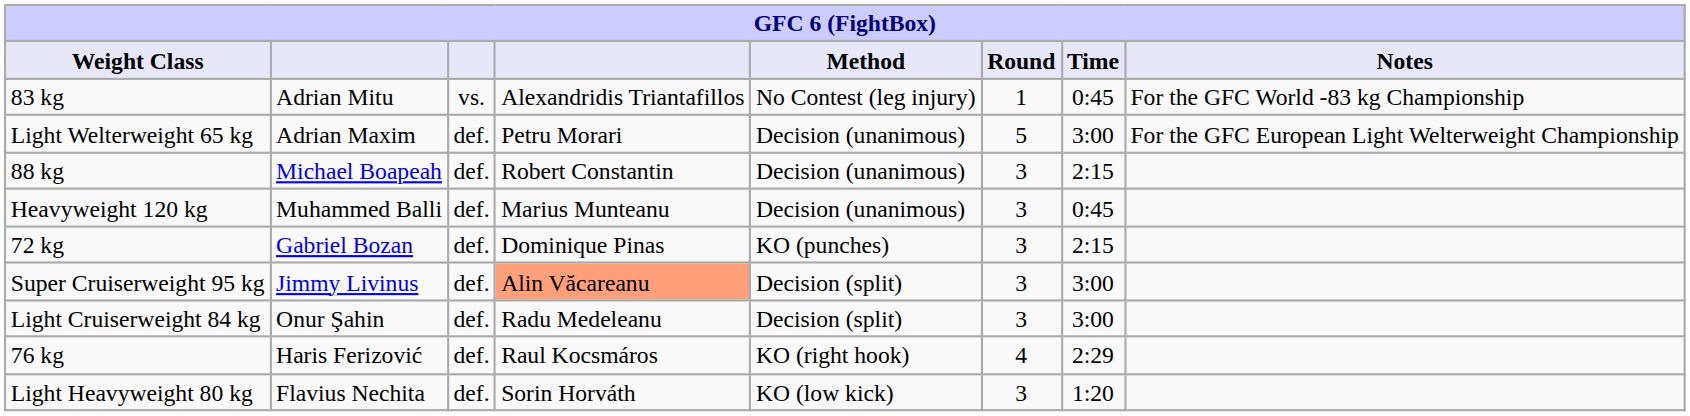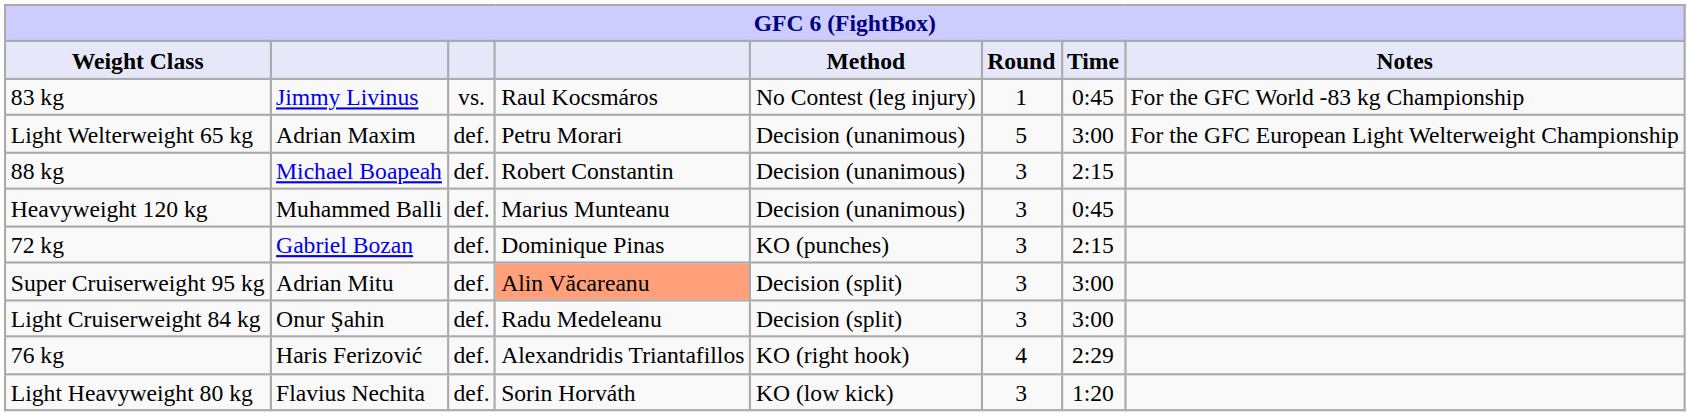(335, 97) Adrian Mitu -> (347, 97) Jimmy Livinus
(623, 97) Alexandridis Triantafillos -> (579, 97) Raul Kocsmáros
(347, 282) Jimmy Livinus -> (335, 282) Adrian Mitu
(579, 355) Raul Kocsmáros -> (623, 355) Alexandridis Triantafillos
